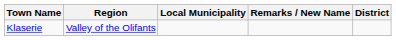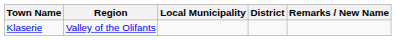columns swapped: (372, 12) <-> (300, 12)
